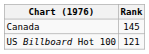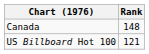(131, 27) 145 -> (131, 27) 148
